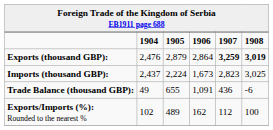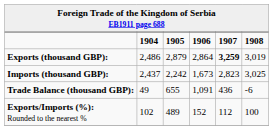(150, 57) 2,476 -> (150, 57) 2,486
(255, 57) bold -> (255, 57) normal
(176, 73) 2,224 -> (176, 73) 2,242
(199, 112) 162 -> (199, 112) 152
